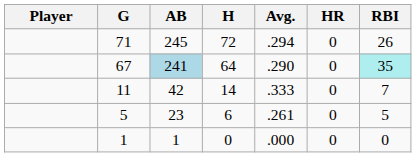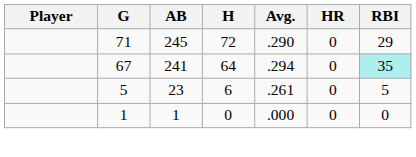(281, 41) .294 -> (281, 41) .290
(385, 41) 26 -> (385, 41) 29
(176, 66) lightblue background -> (176, 66) no background
(281, 66) .290 -> (281, 66) .294
- row: (124, 90)
